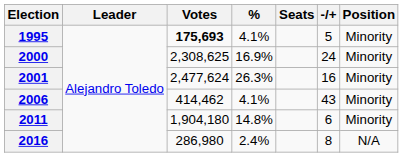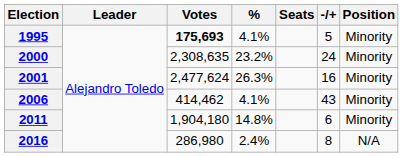(200, 57) 2,308,625 -> (200, 57) 2,308,635
(254, 57) 16.9% -> (254, 57) 23.2%
